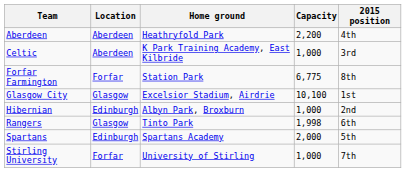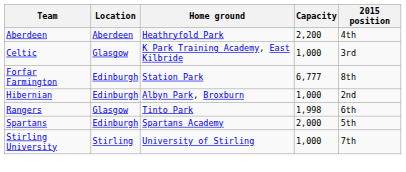(113, 53) Aberdeen -> (110, 53) Glasgow
(108, 77) Forfar -> (115, 77) Edinburgh
(309, 77) 6,775 -> (309, 77) 6,777
- row: (37, 96)
(108, 156) Forfar -> (113, 142) Stirling
